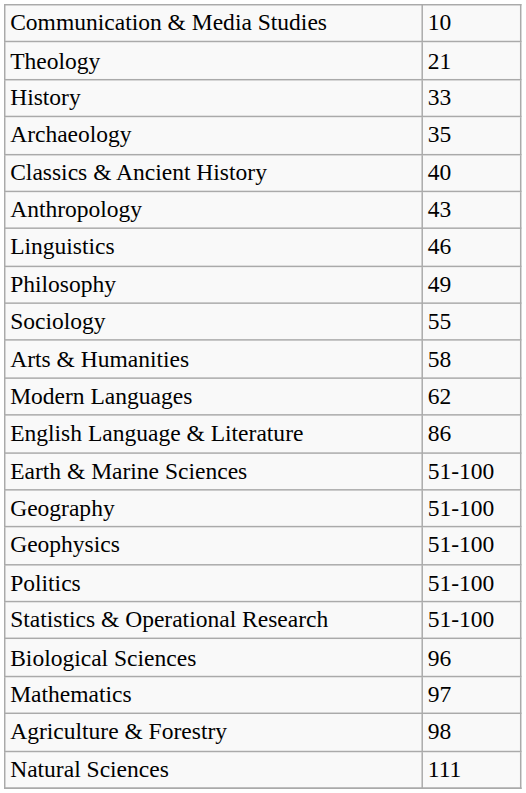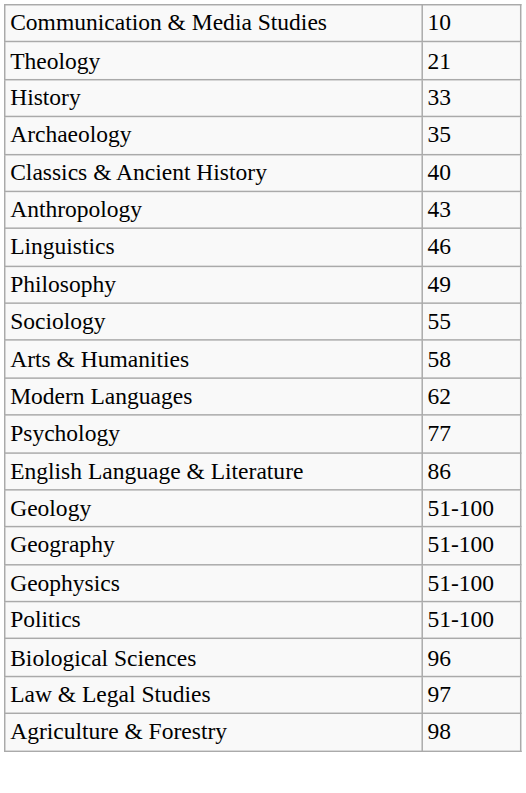+ row: (65, 433)
- row: (129, 470)
+ row: (51, 508)
- row: (169, 619)
+ row: (110, 694)
- row: (71, 694)
- row: (90, 769)
